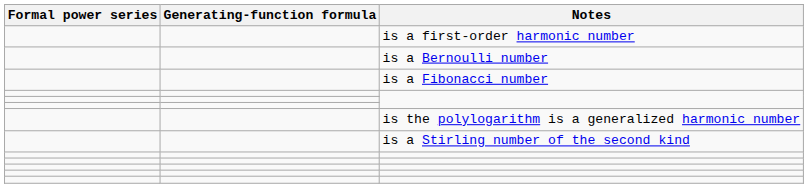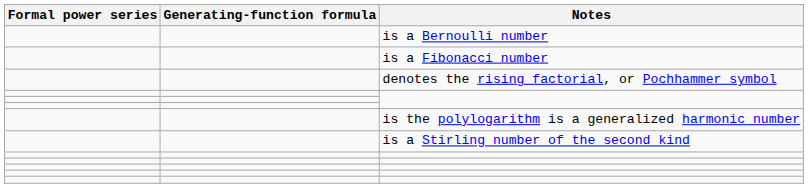- row: (82, 37)
+ row: (82, 79)
